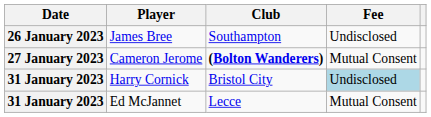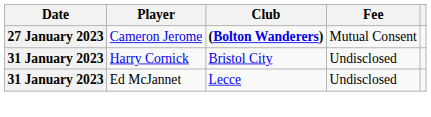- row: (141, 36)
(363, 79) lightblue background -> (363, 58) no background
(373, 101) Mutual Consent -> (363, 79) Undisclosed
